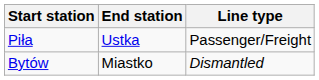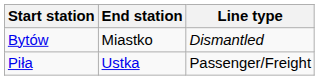rows swapped: (28, 63) <-> (20, 39)
